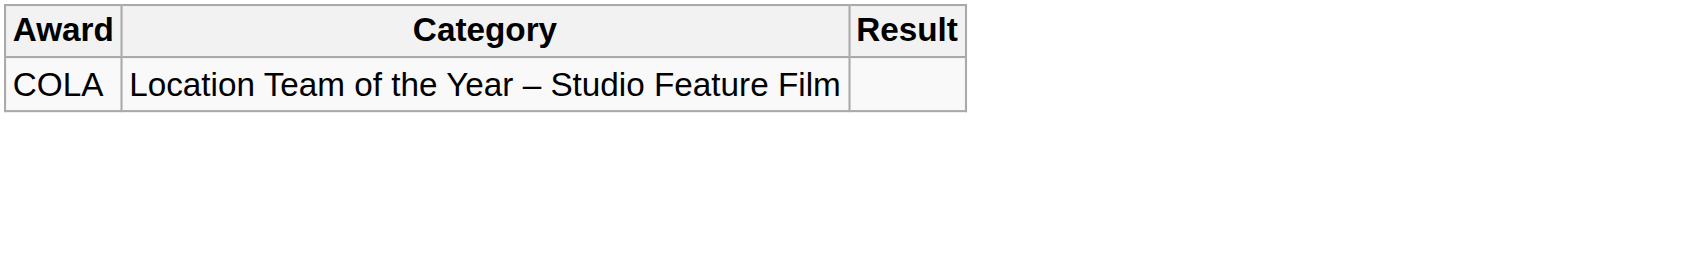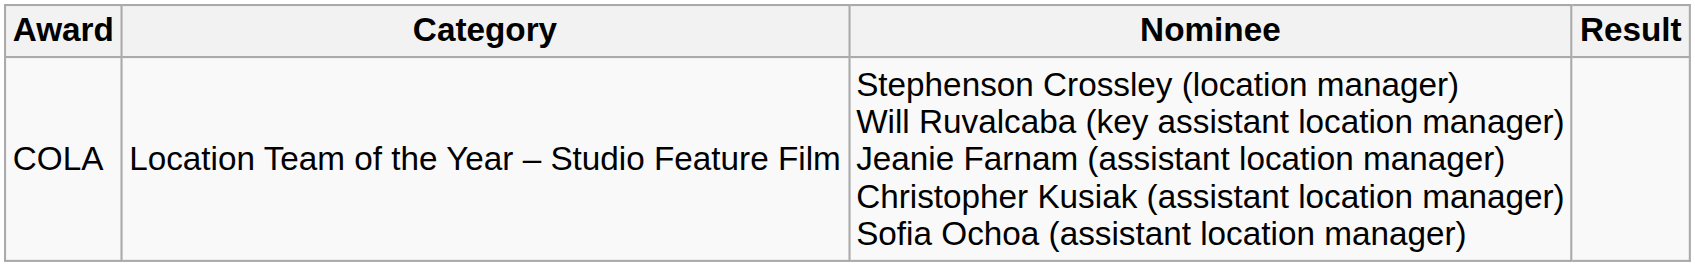+ column: (1210, 30)
